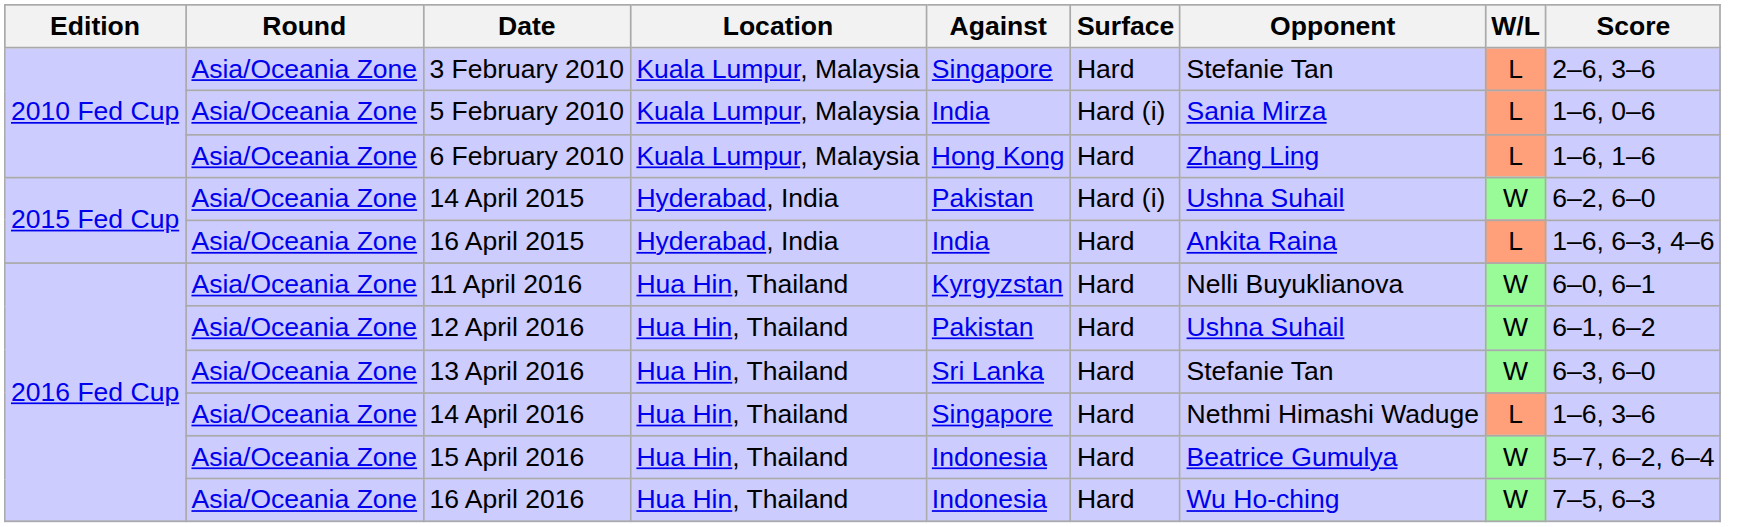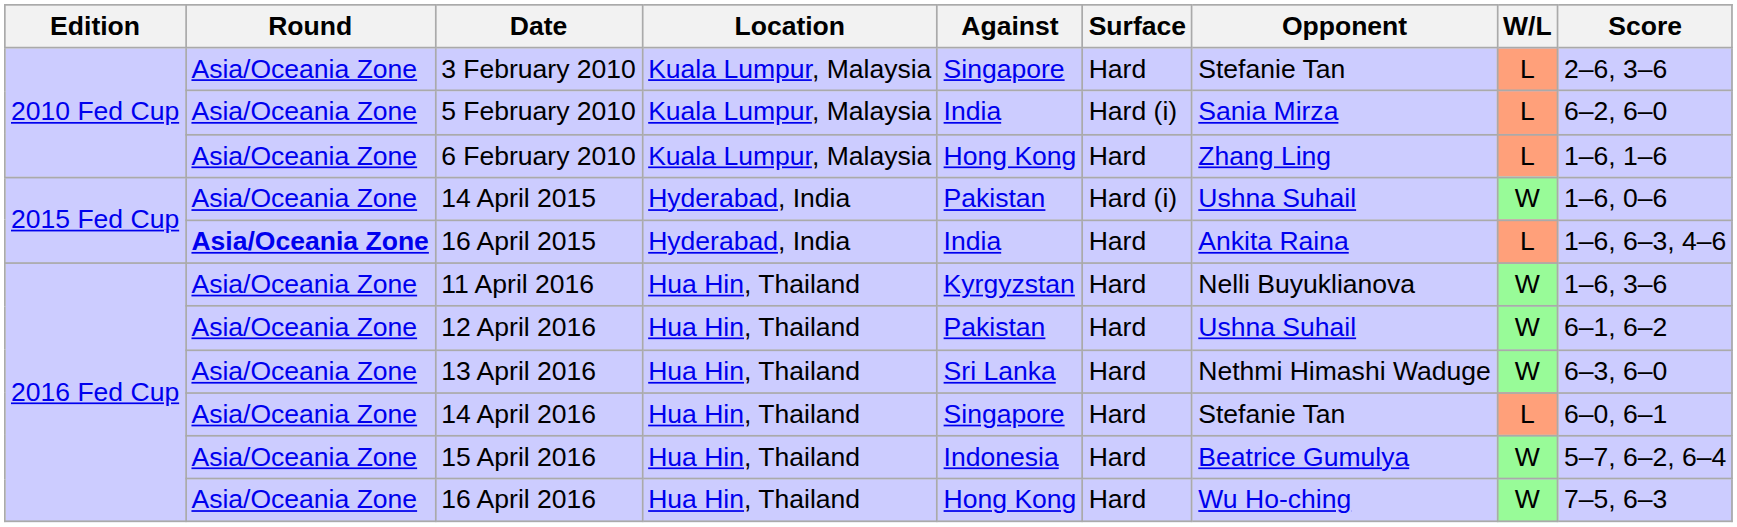(1604, 111) 1–6, 0–6 -> (1616, 111) 6–2, 6–0
(1604, 197) 6–2, 6–0 -> (1616, 197) 1–6, 0–6
(304, 240) normal -> (310, 240) bold
(1604, 283) 6–0, 6–1 -> (1616, 283) 1–6, 3–6
(1260, 370) Stefanie Tan -> (1345, 370) Nethmi Himashi Waduge
(1333, 413) Nethmi Himashi Waduge -> (1272, 413) Stefanie Tan
(1604, 413) 1–6, 3–6 -> (1616, 413) 6–0, 6–1
(989, 499) Indonesia -> (1010, 499) Hong Kong
